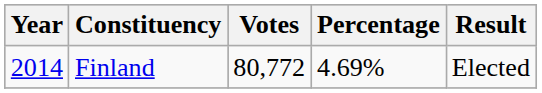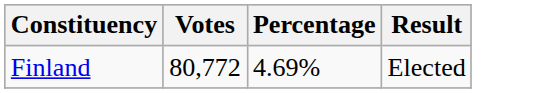- column: (37, 25)
